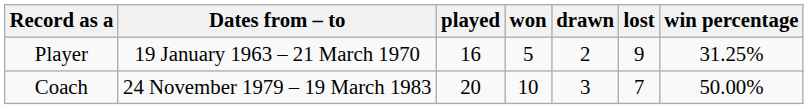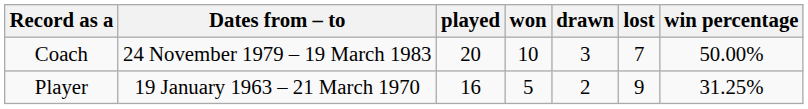rows swapped: (61, 53) <-> (61, 86)
